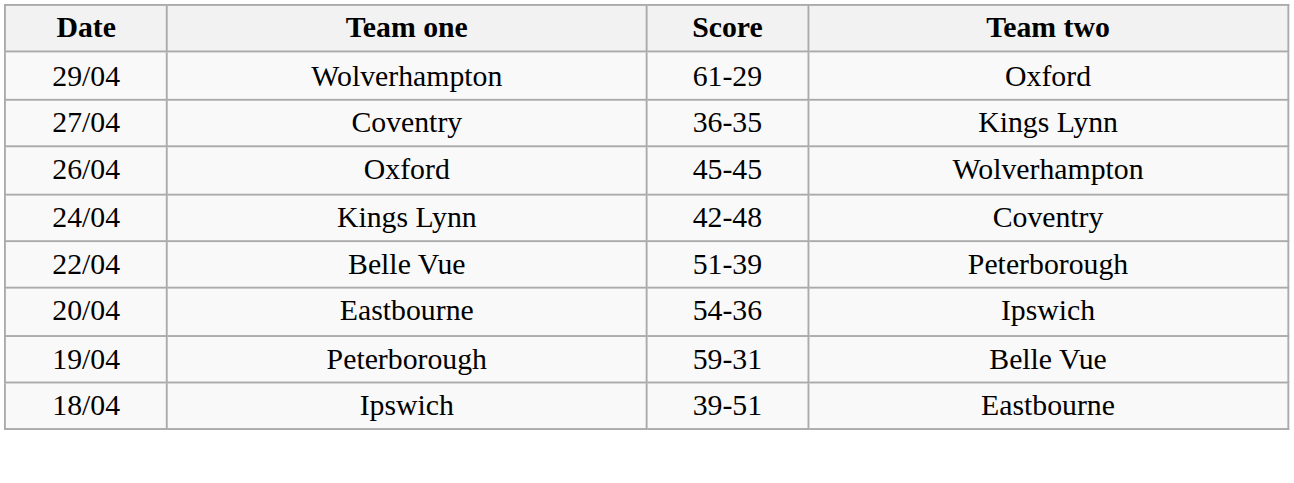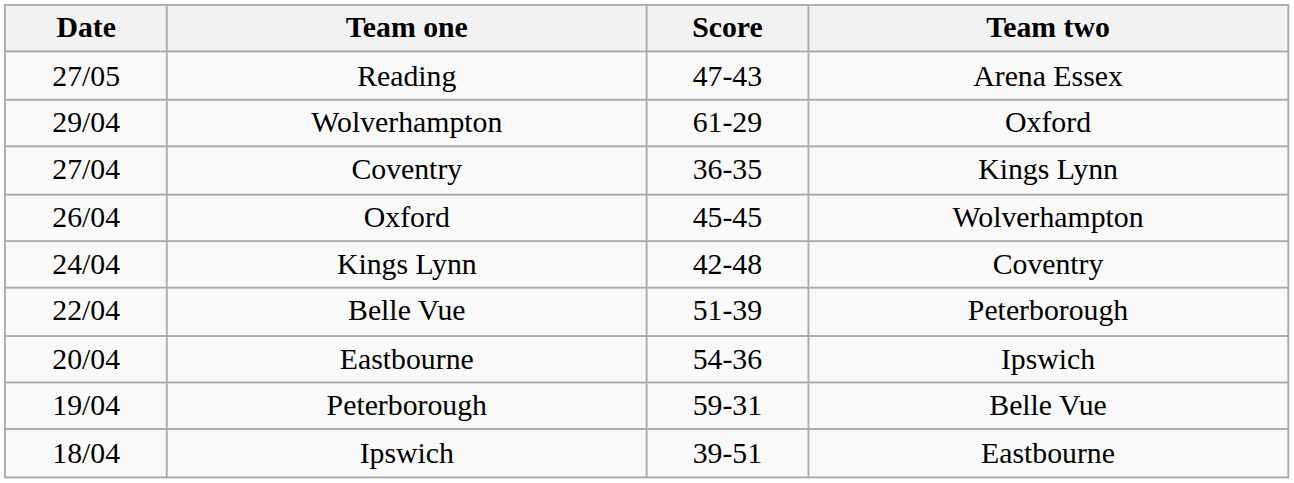+ row: (407, 75)
